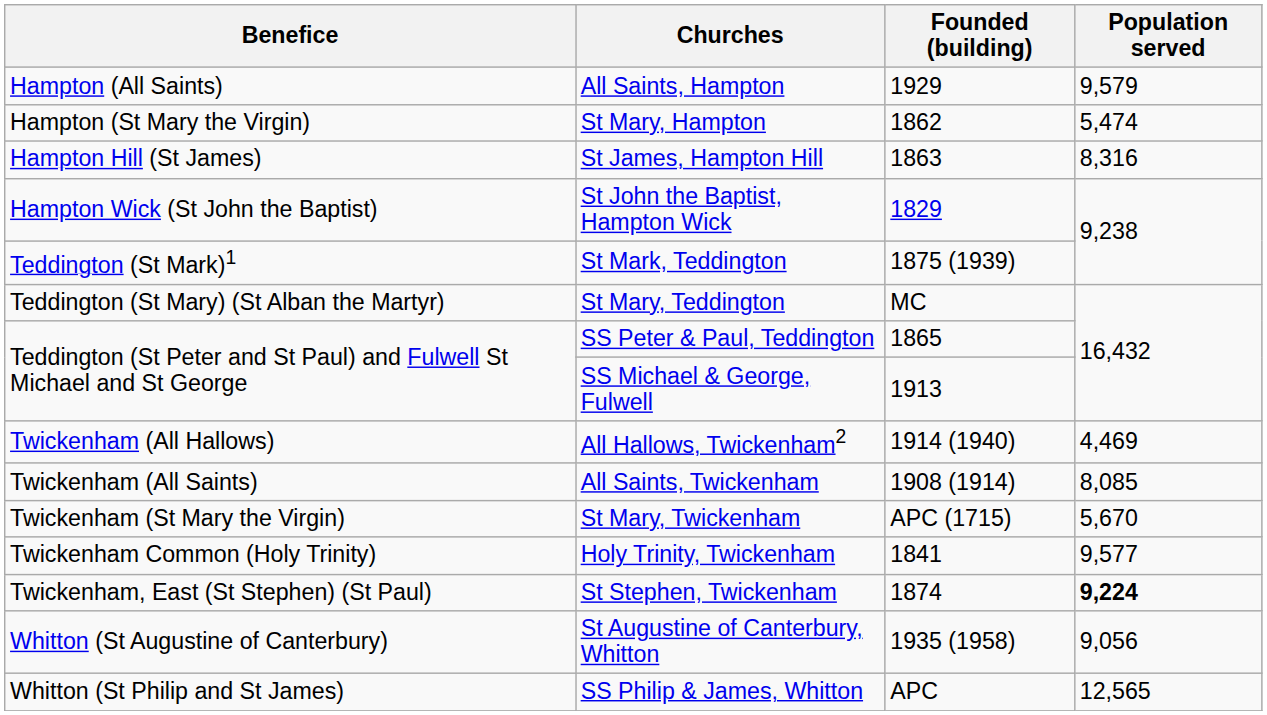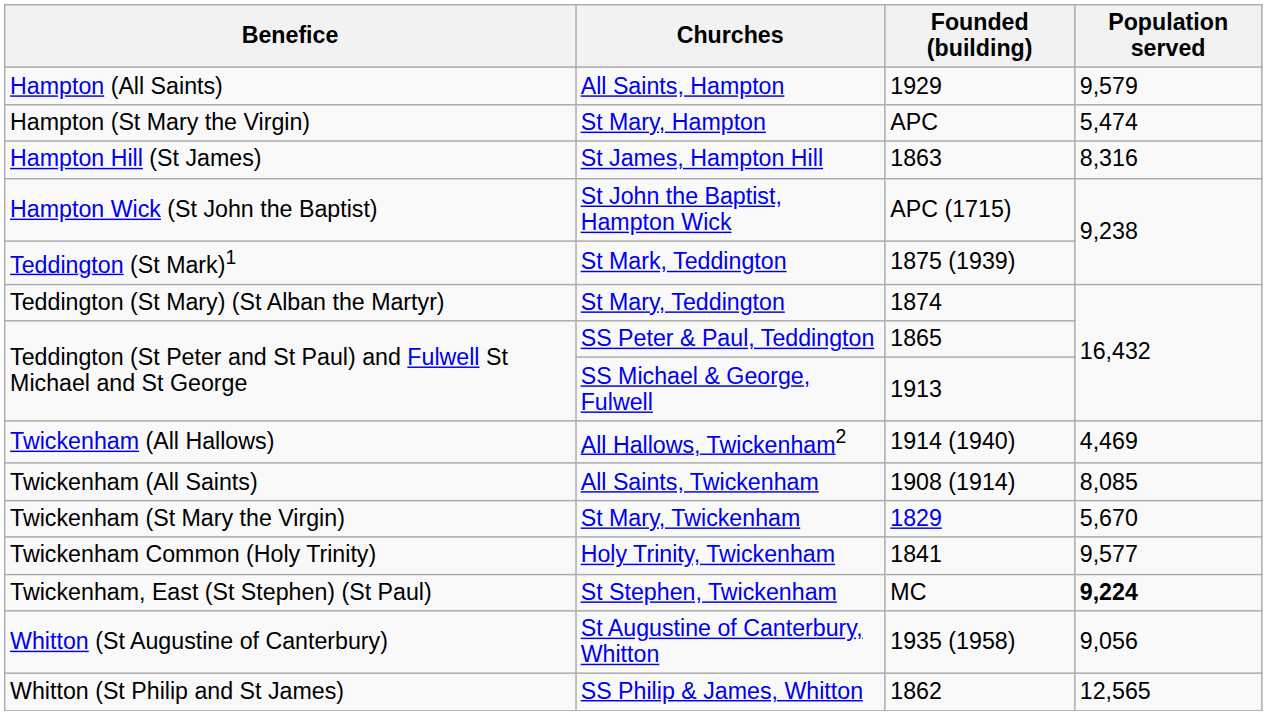(916, 122) 1862 -> (914, 122) APC
(916, 209) 1829 -> (951, 209) APC (1715)
(908, 302) MC -> (916, 302) 1874
(951, 518) APC (1715) -> (916, 518) 1829
(916, 592) 1874 -> (908, 592) MC
(914, 691) APC -> (916, 691) 1862
